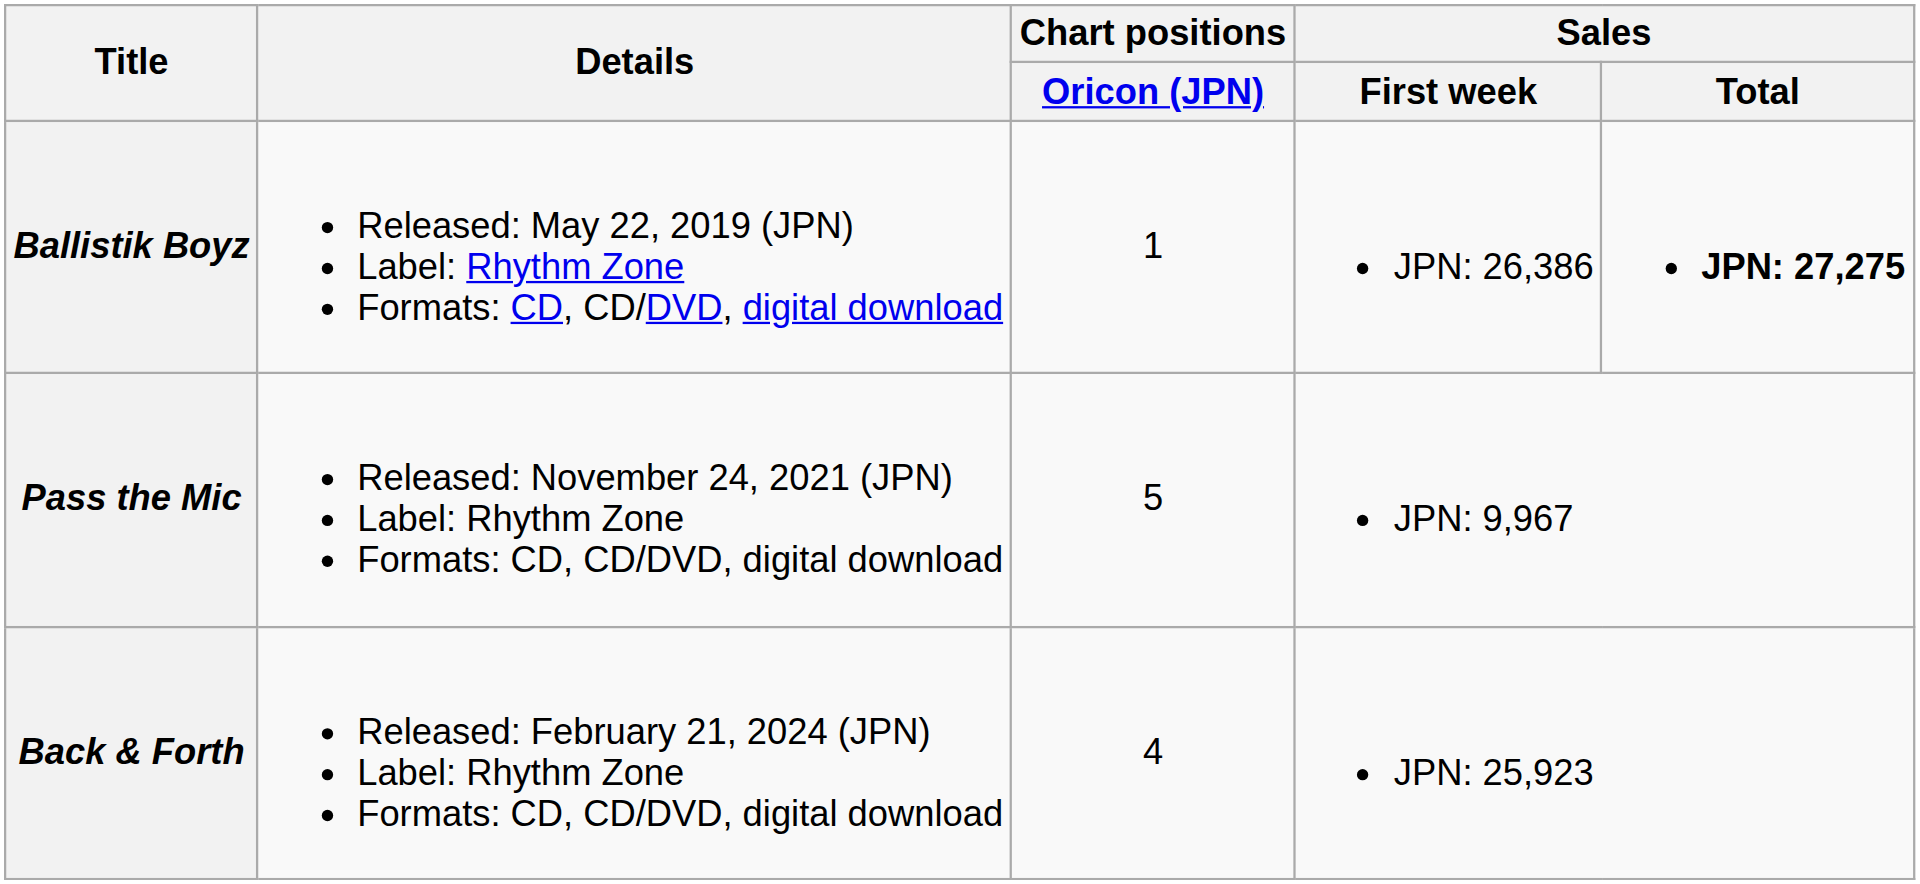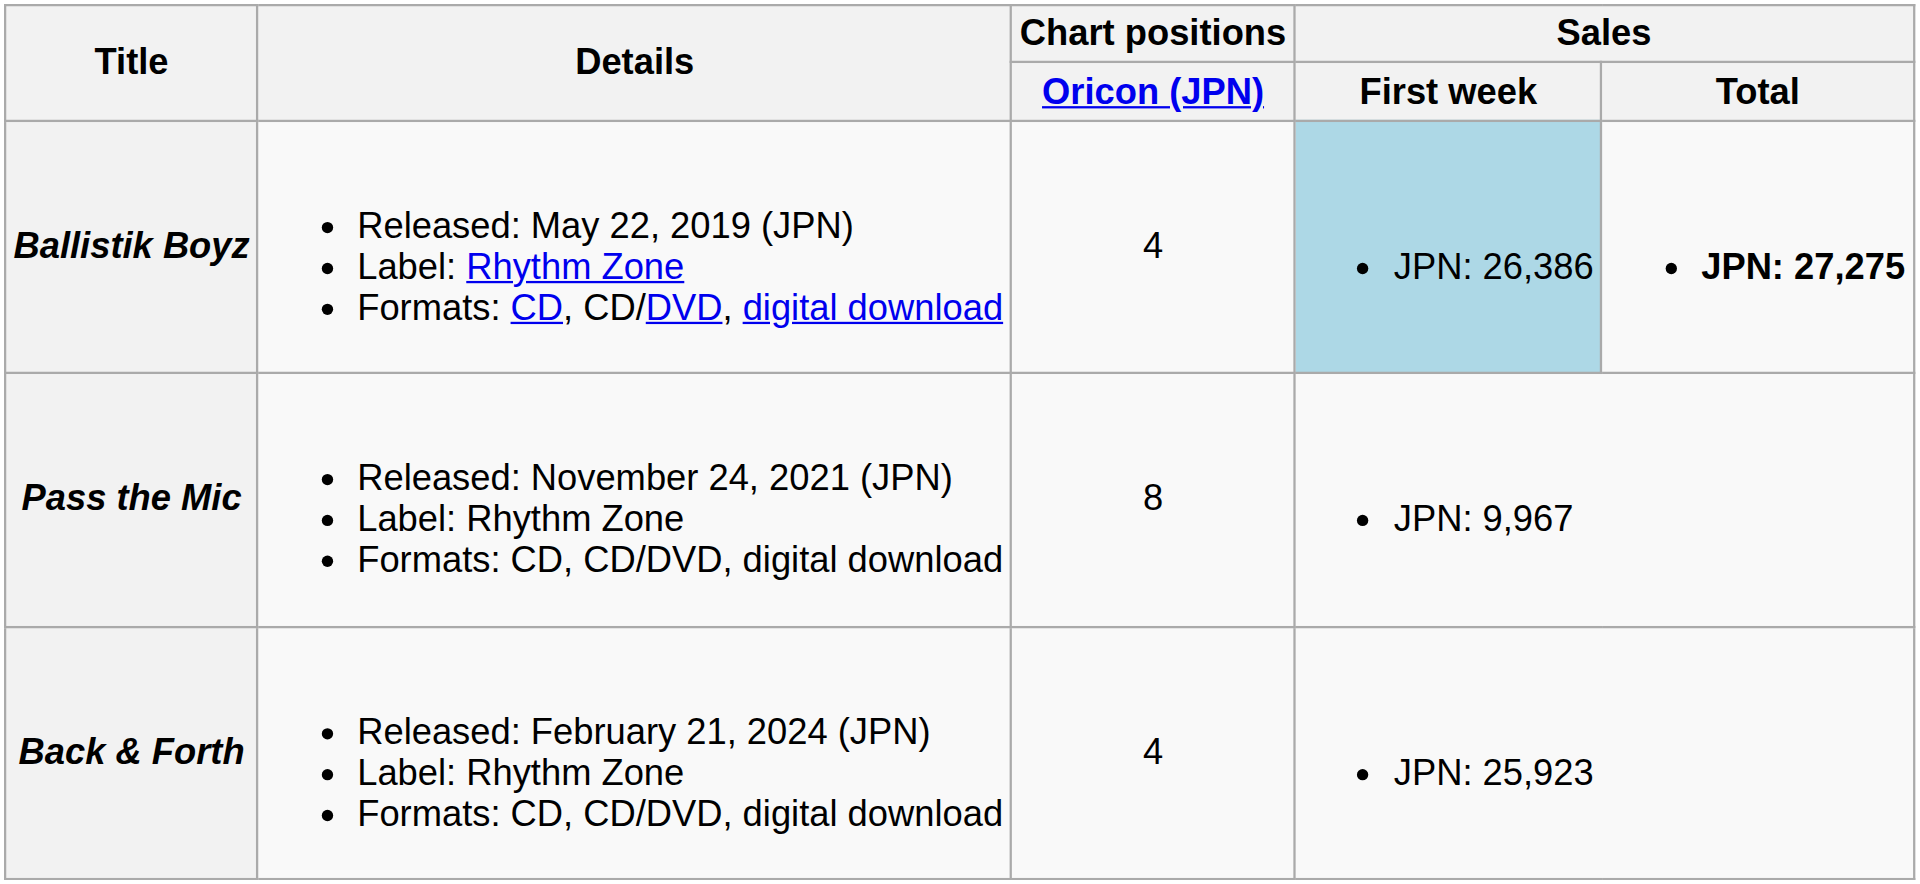(1153, 246) 1 -> (1153, 246) 4
(1448, 267) no background -> (1448, 267) lightblue background
(1153, 498) 5 -> (1153, 498) 8
